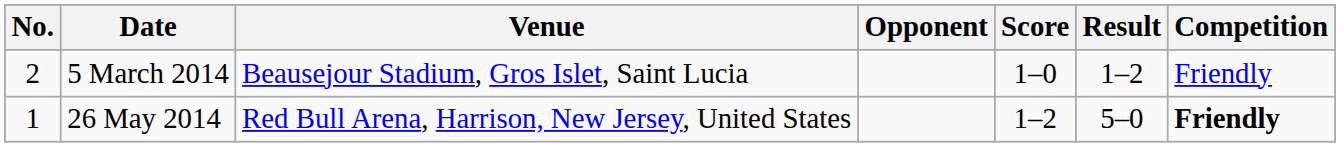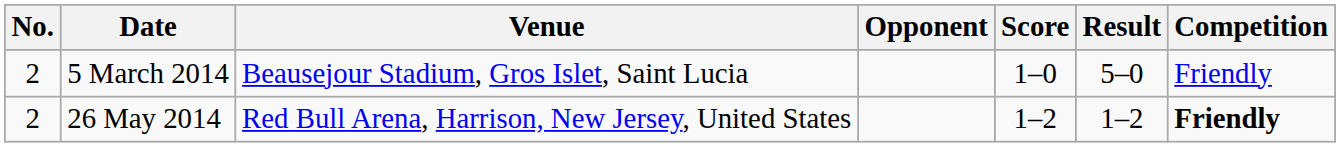(1122, 73) 1–2 -> (1122, 73) 5–0
(33, 118) 1 -> (33, 118) 2
(1122, 118) 5–0 -> (1122, 118) 1–2
